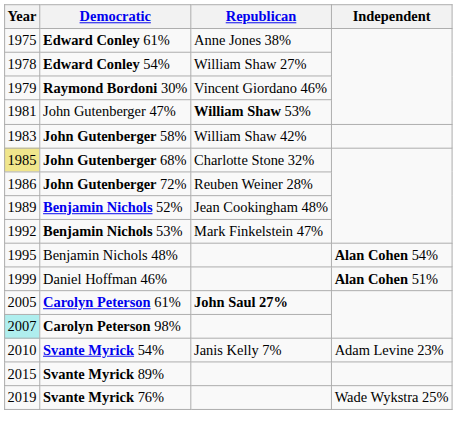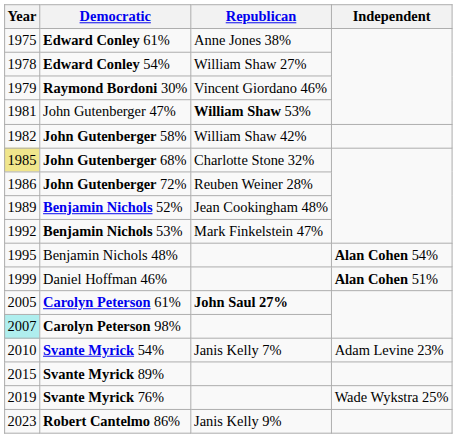(22, 135) 1983 -> (22, 135) 1982
+ row: (112, 421)
